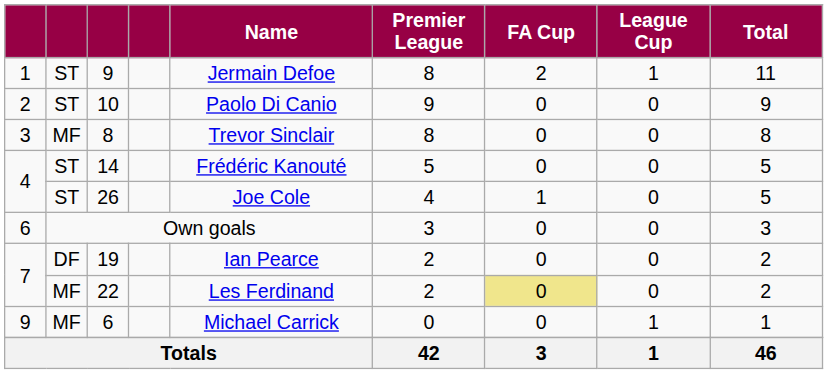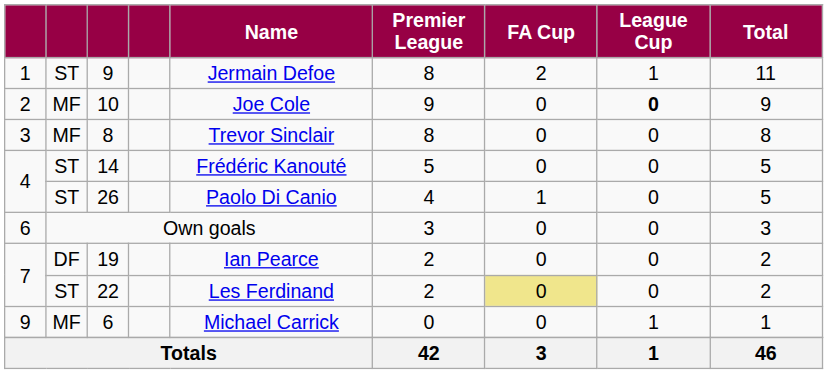(67, 104) ST -> (67, 104) MF
(271, 104) Paolo Di Canio -> (271, 104) Joe Cole
(653, 104) normal -> (653, 104) bold
(271, 197) Joe Cole -> (271, 197) Paolo Di Canio
(67, 291) MF -> (67, 291) ST
